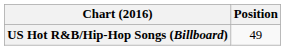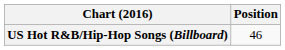(256, 34) 49 -> (256, 34) 46
